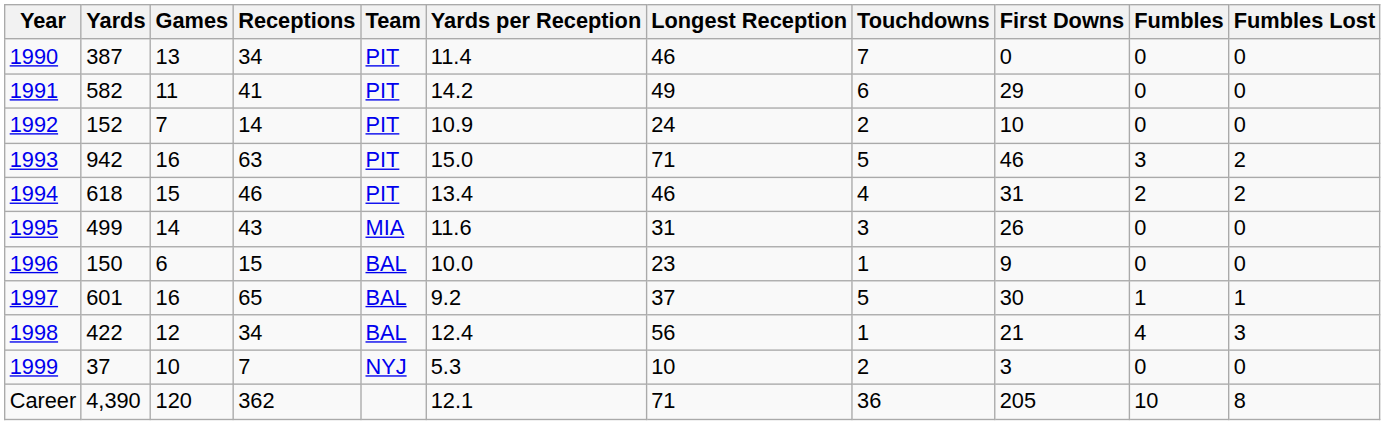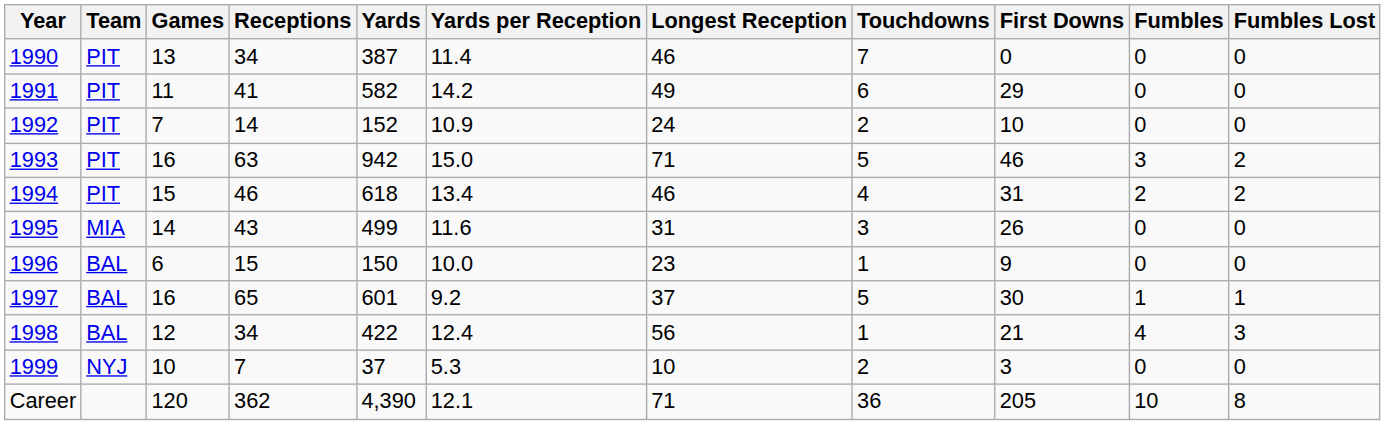columns swapped: (393, 21) <-> (116, 21)
